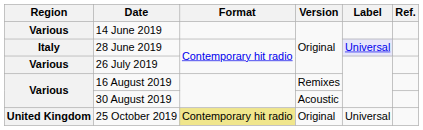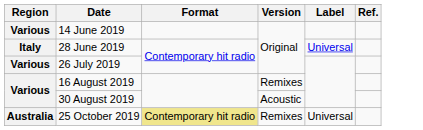(368, 47) lavender background -> (330, 47) no background
(49, 116) United Kingdom -> (30, 116) Australia
(316, 116) Original -> (281, 116) Remixes
